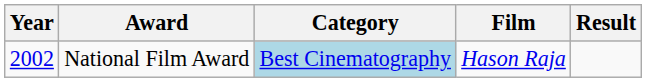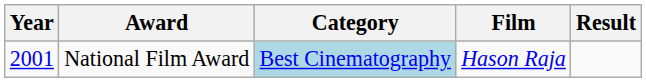(32, 59) 2002 -> (32, 59) 2001
